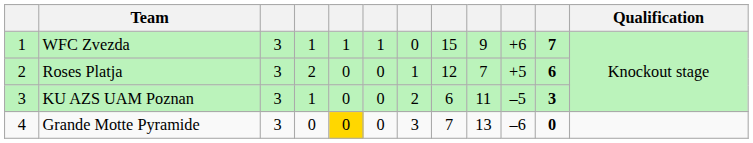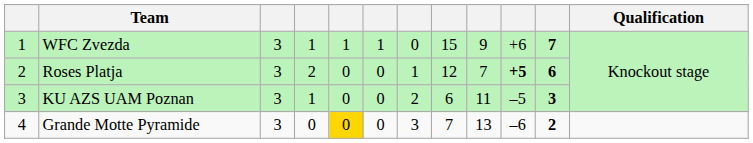(518, 71) normal -> (518, 71) bold
(552, 125) 0 -> (552, 125) 2
